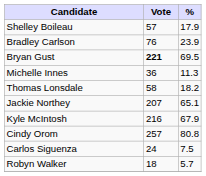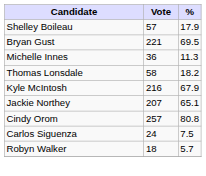- row: (41, 42)
(154, 57) bold -> (154, 42) normal
rows swapped: (37, 118) <-> (38, 103)
